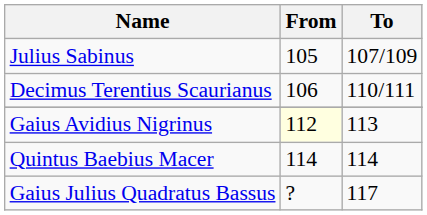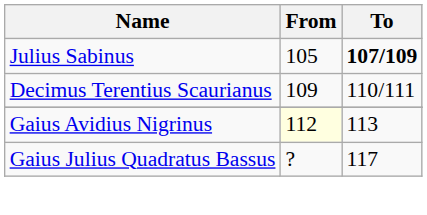(382, 55) normal -> (382, 55) bold
(302, 90) 106 -> (302, 90) 109
- row: (112, 158)
